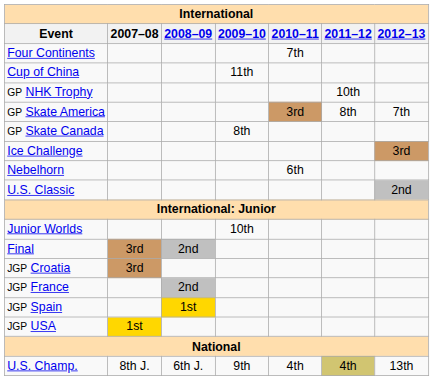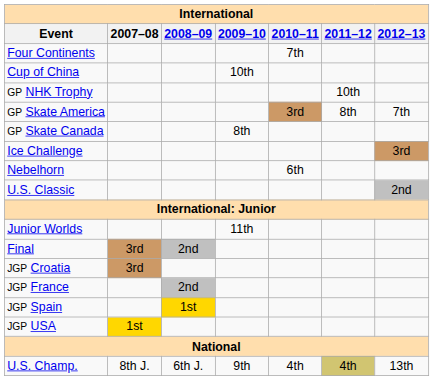(242, 72) 11th -> (242, 72) 10th
(242, 229) 10th -> (242, 229) 11th
